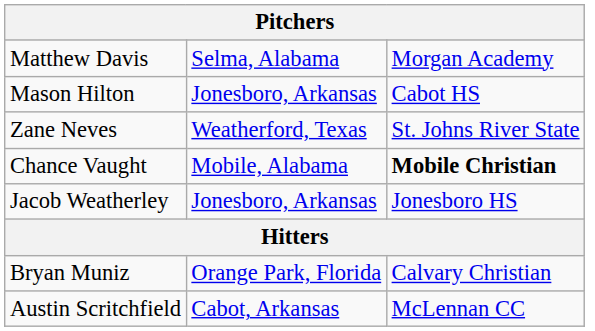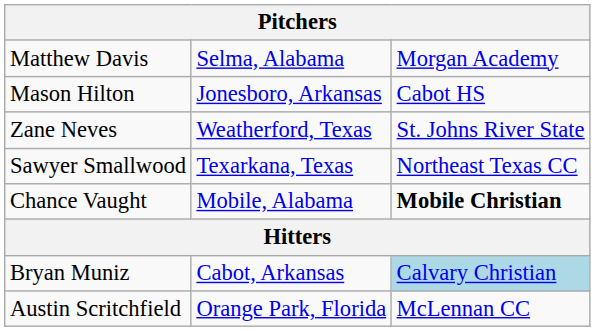+ row: (98, 165)
- row: (89, 201)
(286, 272) Orange Park, Florida -> (270, 272) Cabot, Arkansas
(471, 272) no background -> (477, 272) lightblue background
(265, 308) Cabot, Arkansas -> (291, 308) Orange Park, Florida
